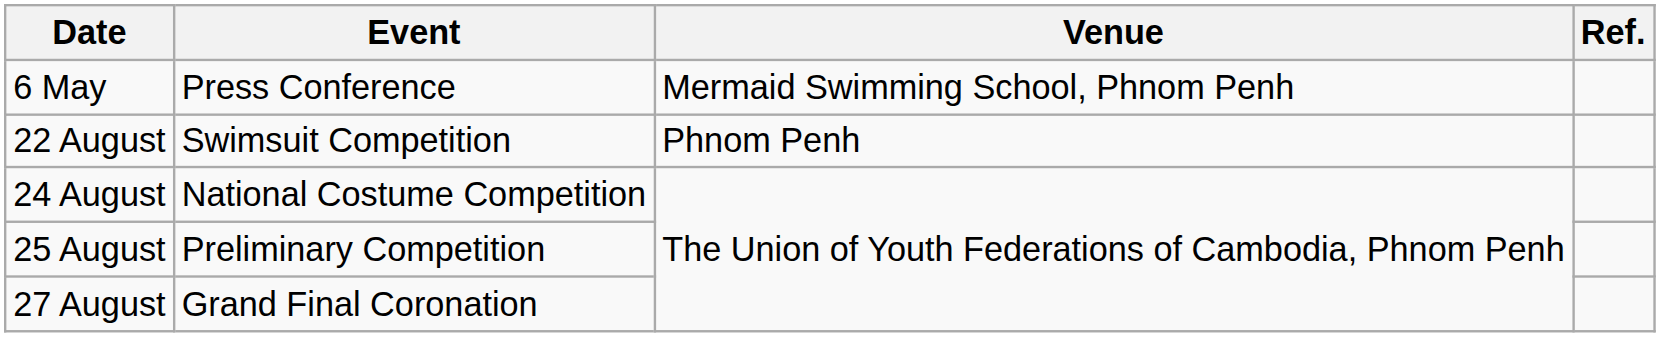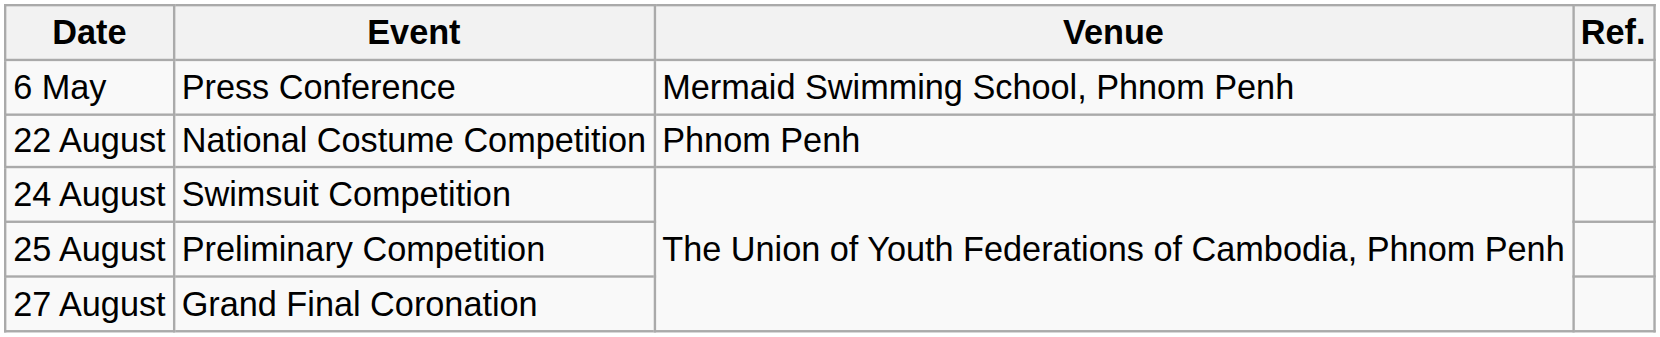(346, 141) Swimsuit Competition -> (414, 141) National Costume Competition
(414, 195) National Costume Competition -> (346, 195) Swimsuit Competition
